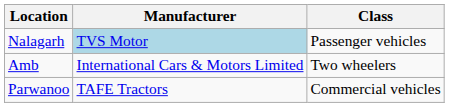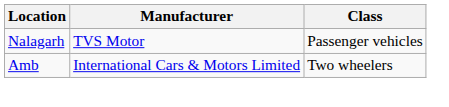(112, 41) lightblue background -> (109, 41) no background
- row: (39, 89)
